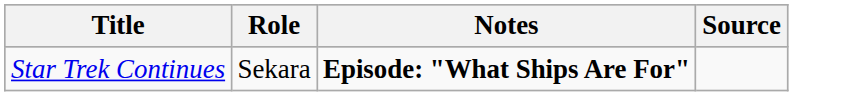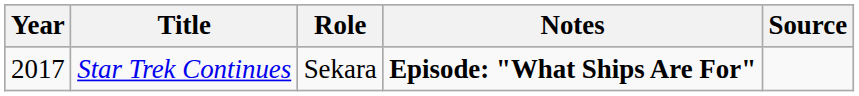+ column: (38, 25)
